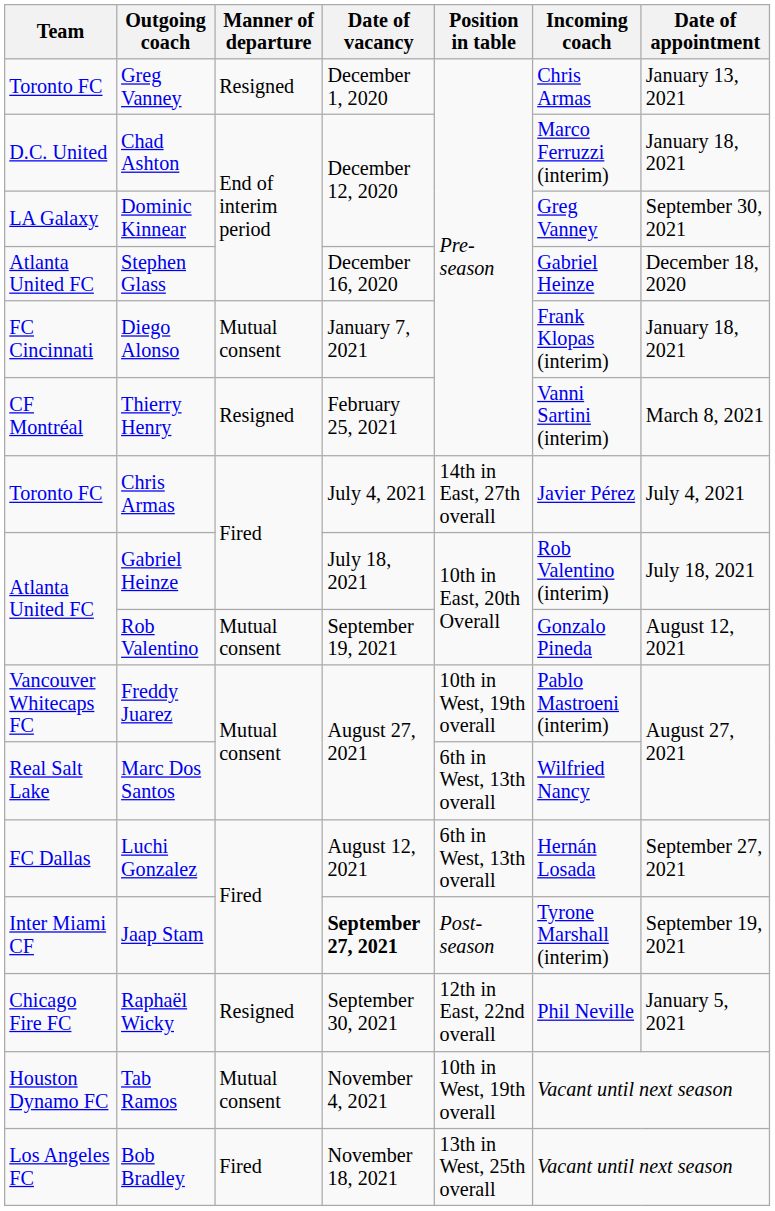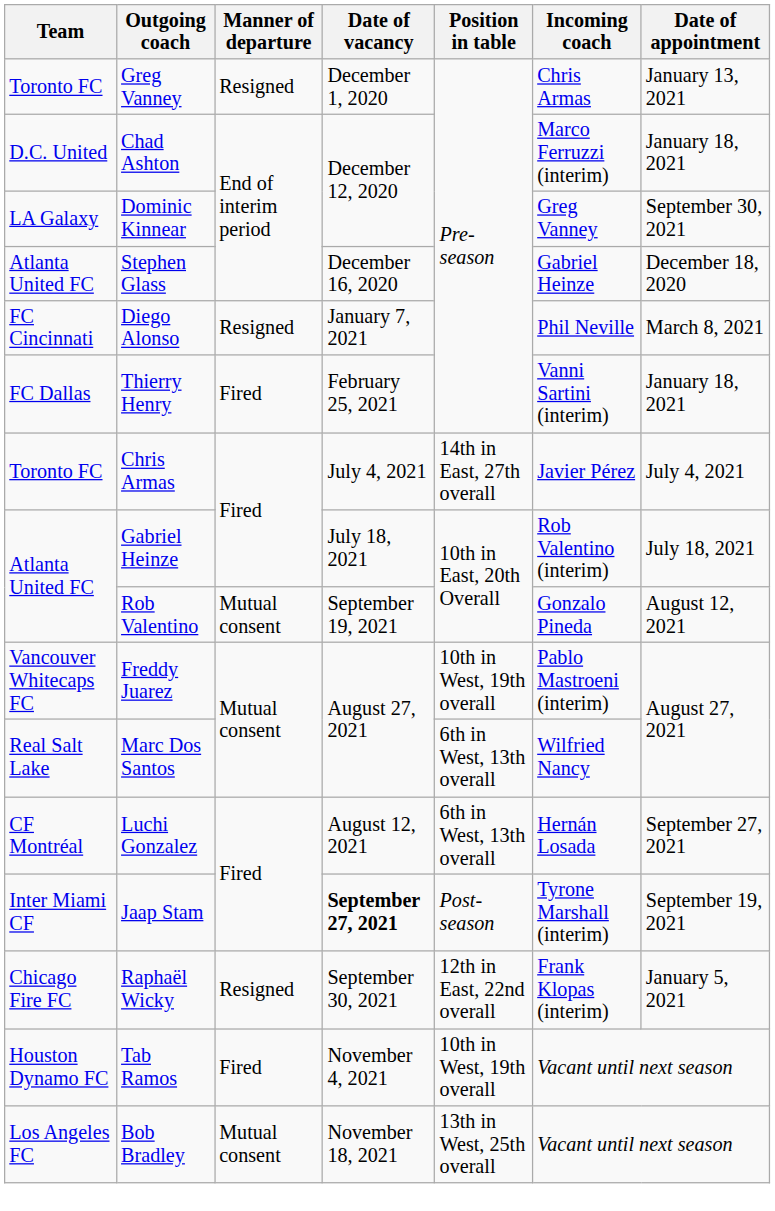(250, 339) Mutual consent -> (257, 327) Resigned
(573, 339) Frank Klopas (interim) -> (586, 327) Phil Neville
(692, 339) January 18, 2021 -> (705, 327) March 8, 2021
(46, 416) CF Montréal -> (50, 393) FC Dallas
(257, 416) Resigned -> (240, 393) Fired
(705, 416) March 8, 2021 -> (692, 393) January 18, 2021
(50, 857) FC Dallas -> (46, 835) CF Montréal
(586, 1012) Phil Neville -> (573, 989) Frank Klopas (interim)
(250, 1089) Mutual consent -> (240, 1067) Fired
(240, 1167) Fired -> (250, 1144) Mutual consent
